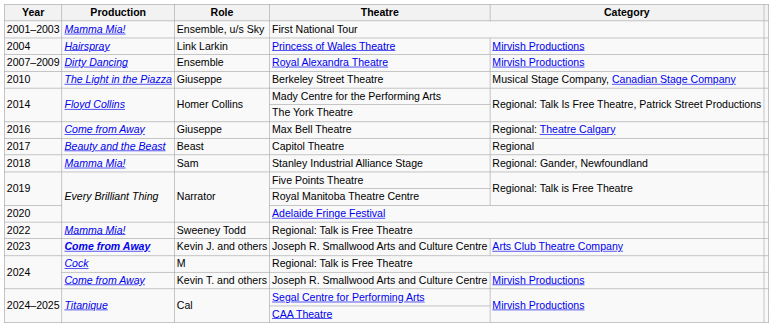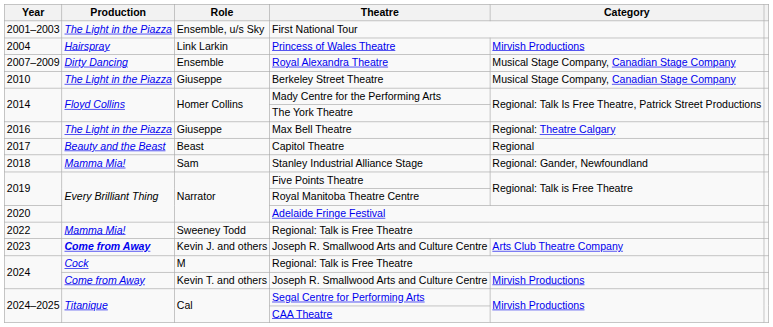(95, 29) Mamma Mia! -> (118, 29) The Light in the Piazza
(538, 63) Mirvish Productions -> (614, 63) Musical Stage Company, Canadian Stage Company
(105, 130) Come from Away -> (118, 130) The Light in the Piazza
